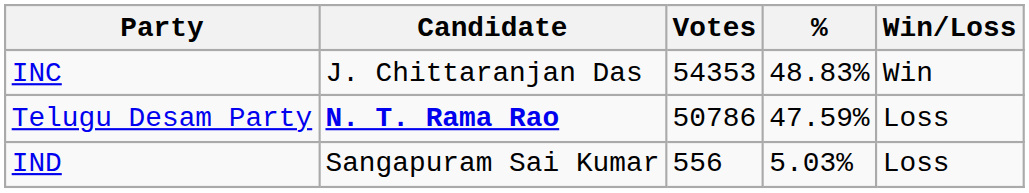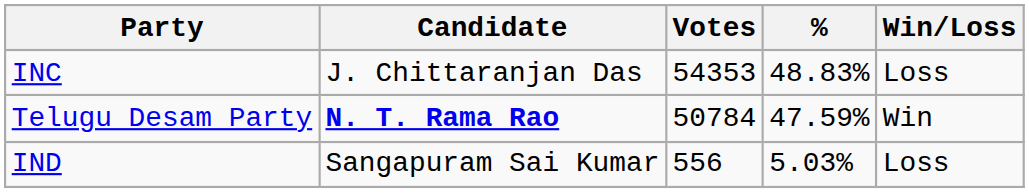(908, 73) Win -> (916, 73) Loss
(714, 118) 50786 -> (714, 118) 50784
(916, 118) Loss -> (908, 118) Win
